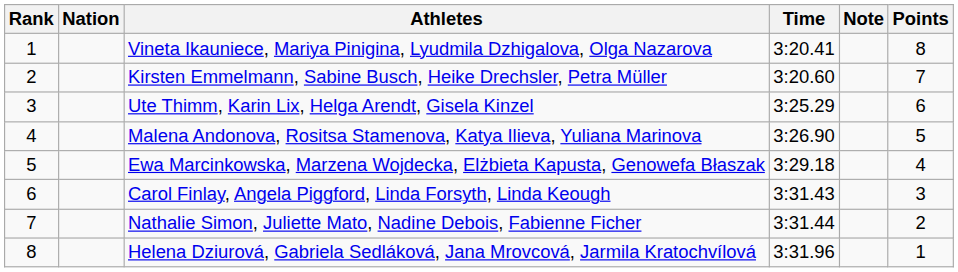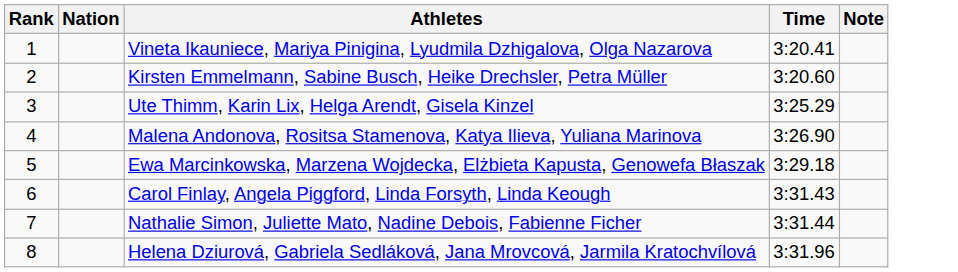- column: (921, 19)
